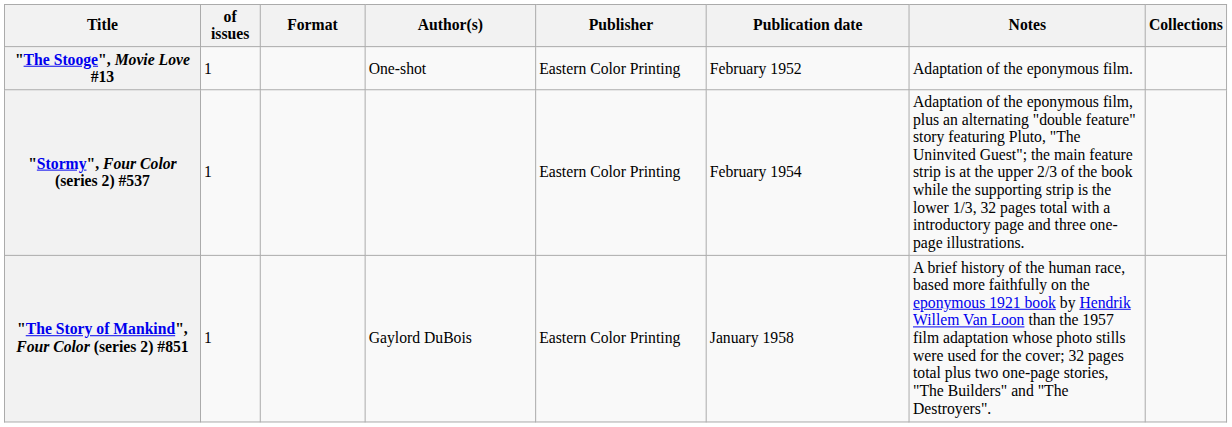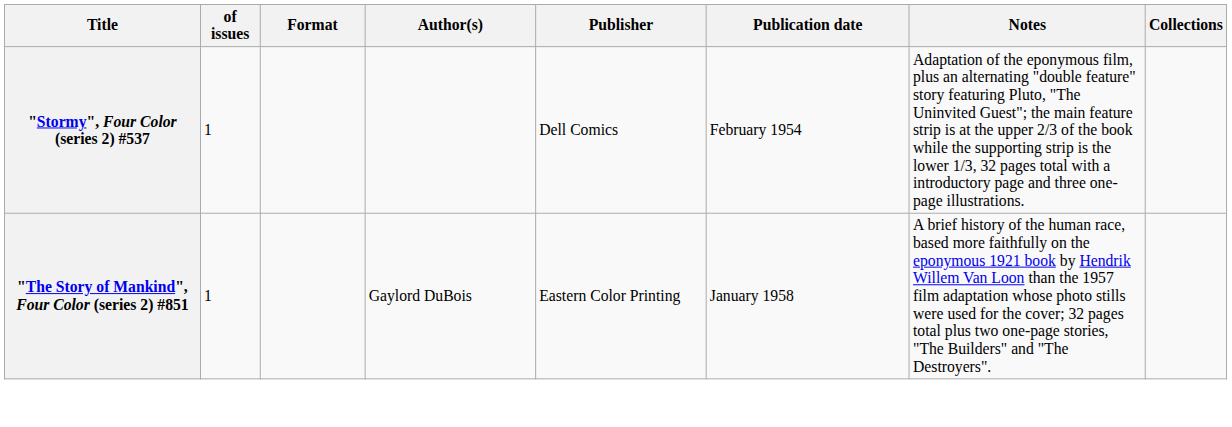- row: (102, 68)
(610, 172) Eastern Color Printing -> (579, 130) Dell Comics
